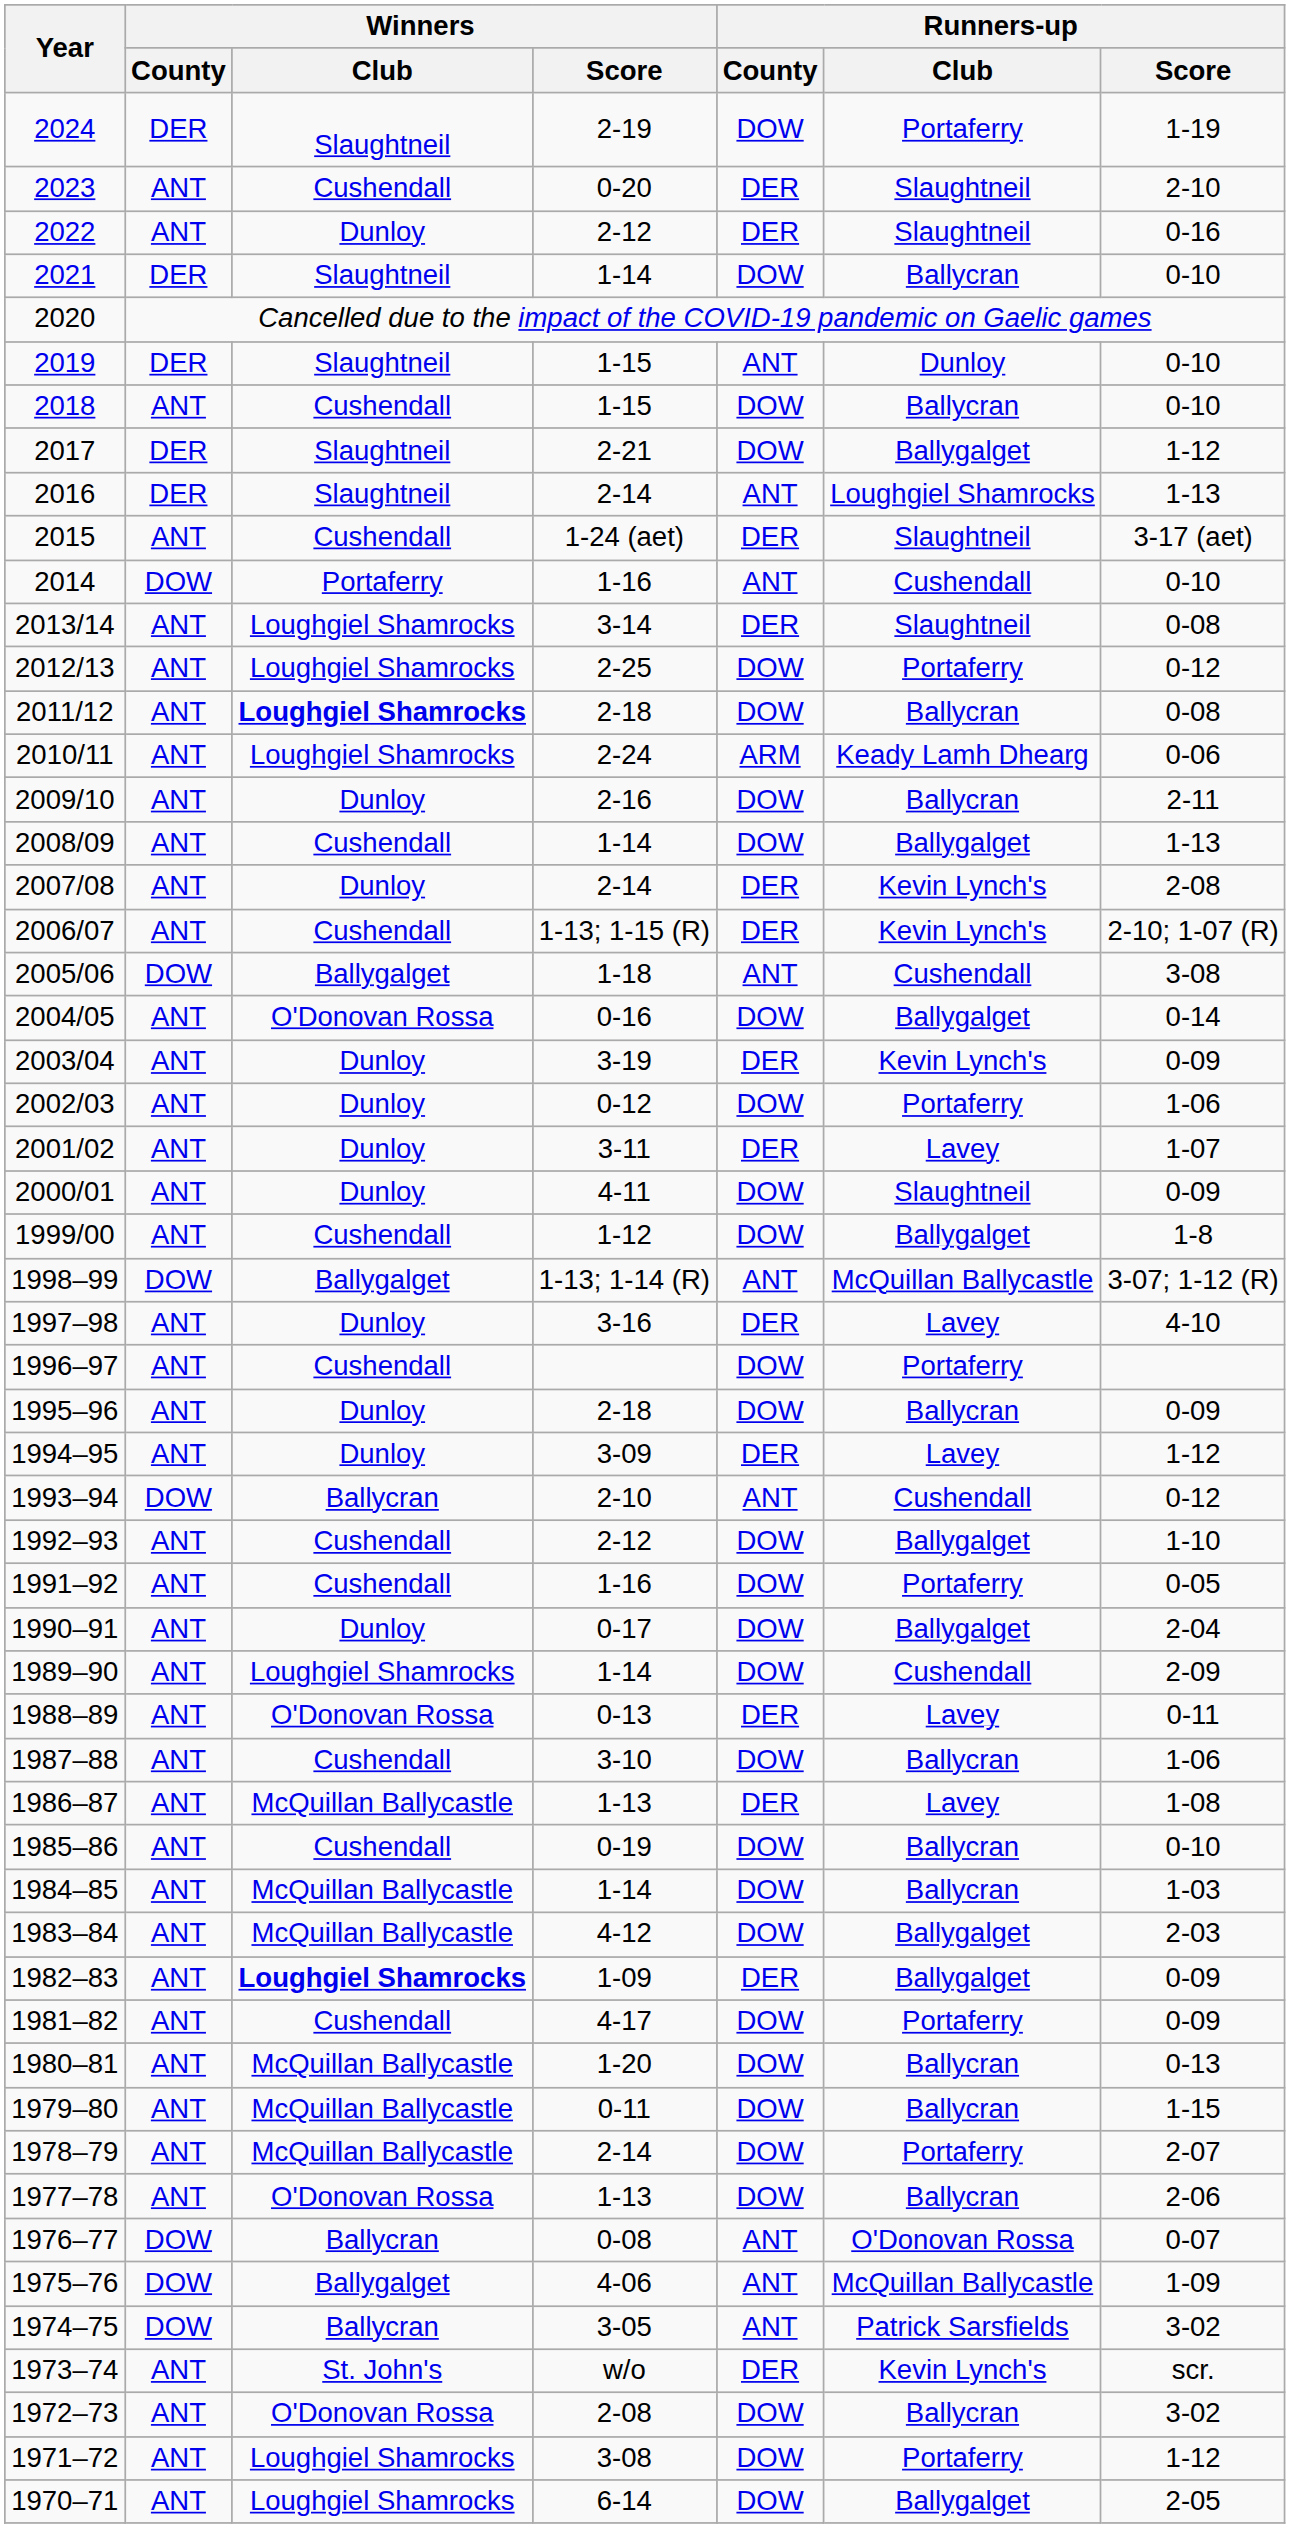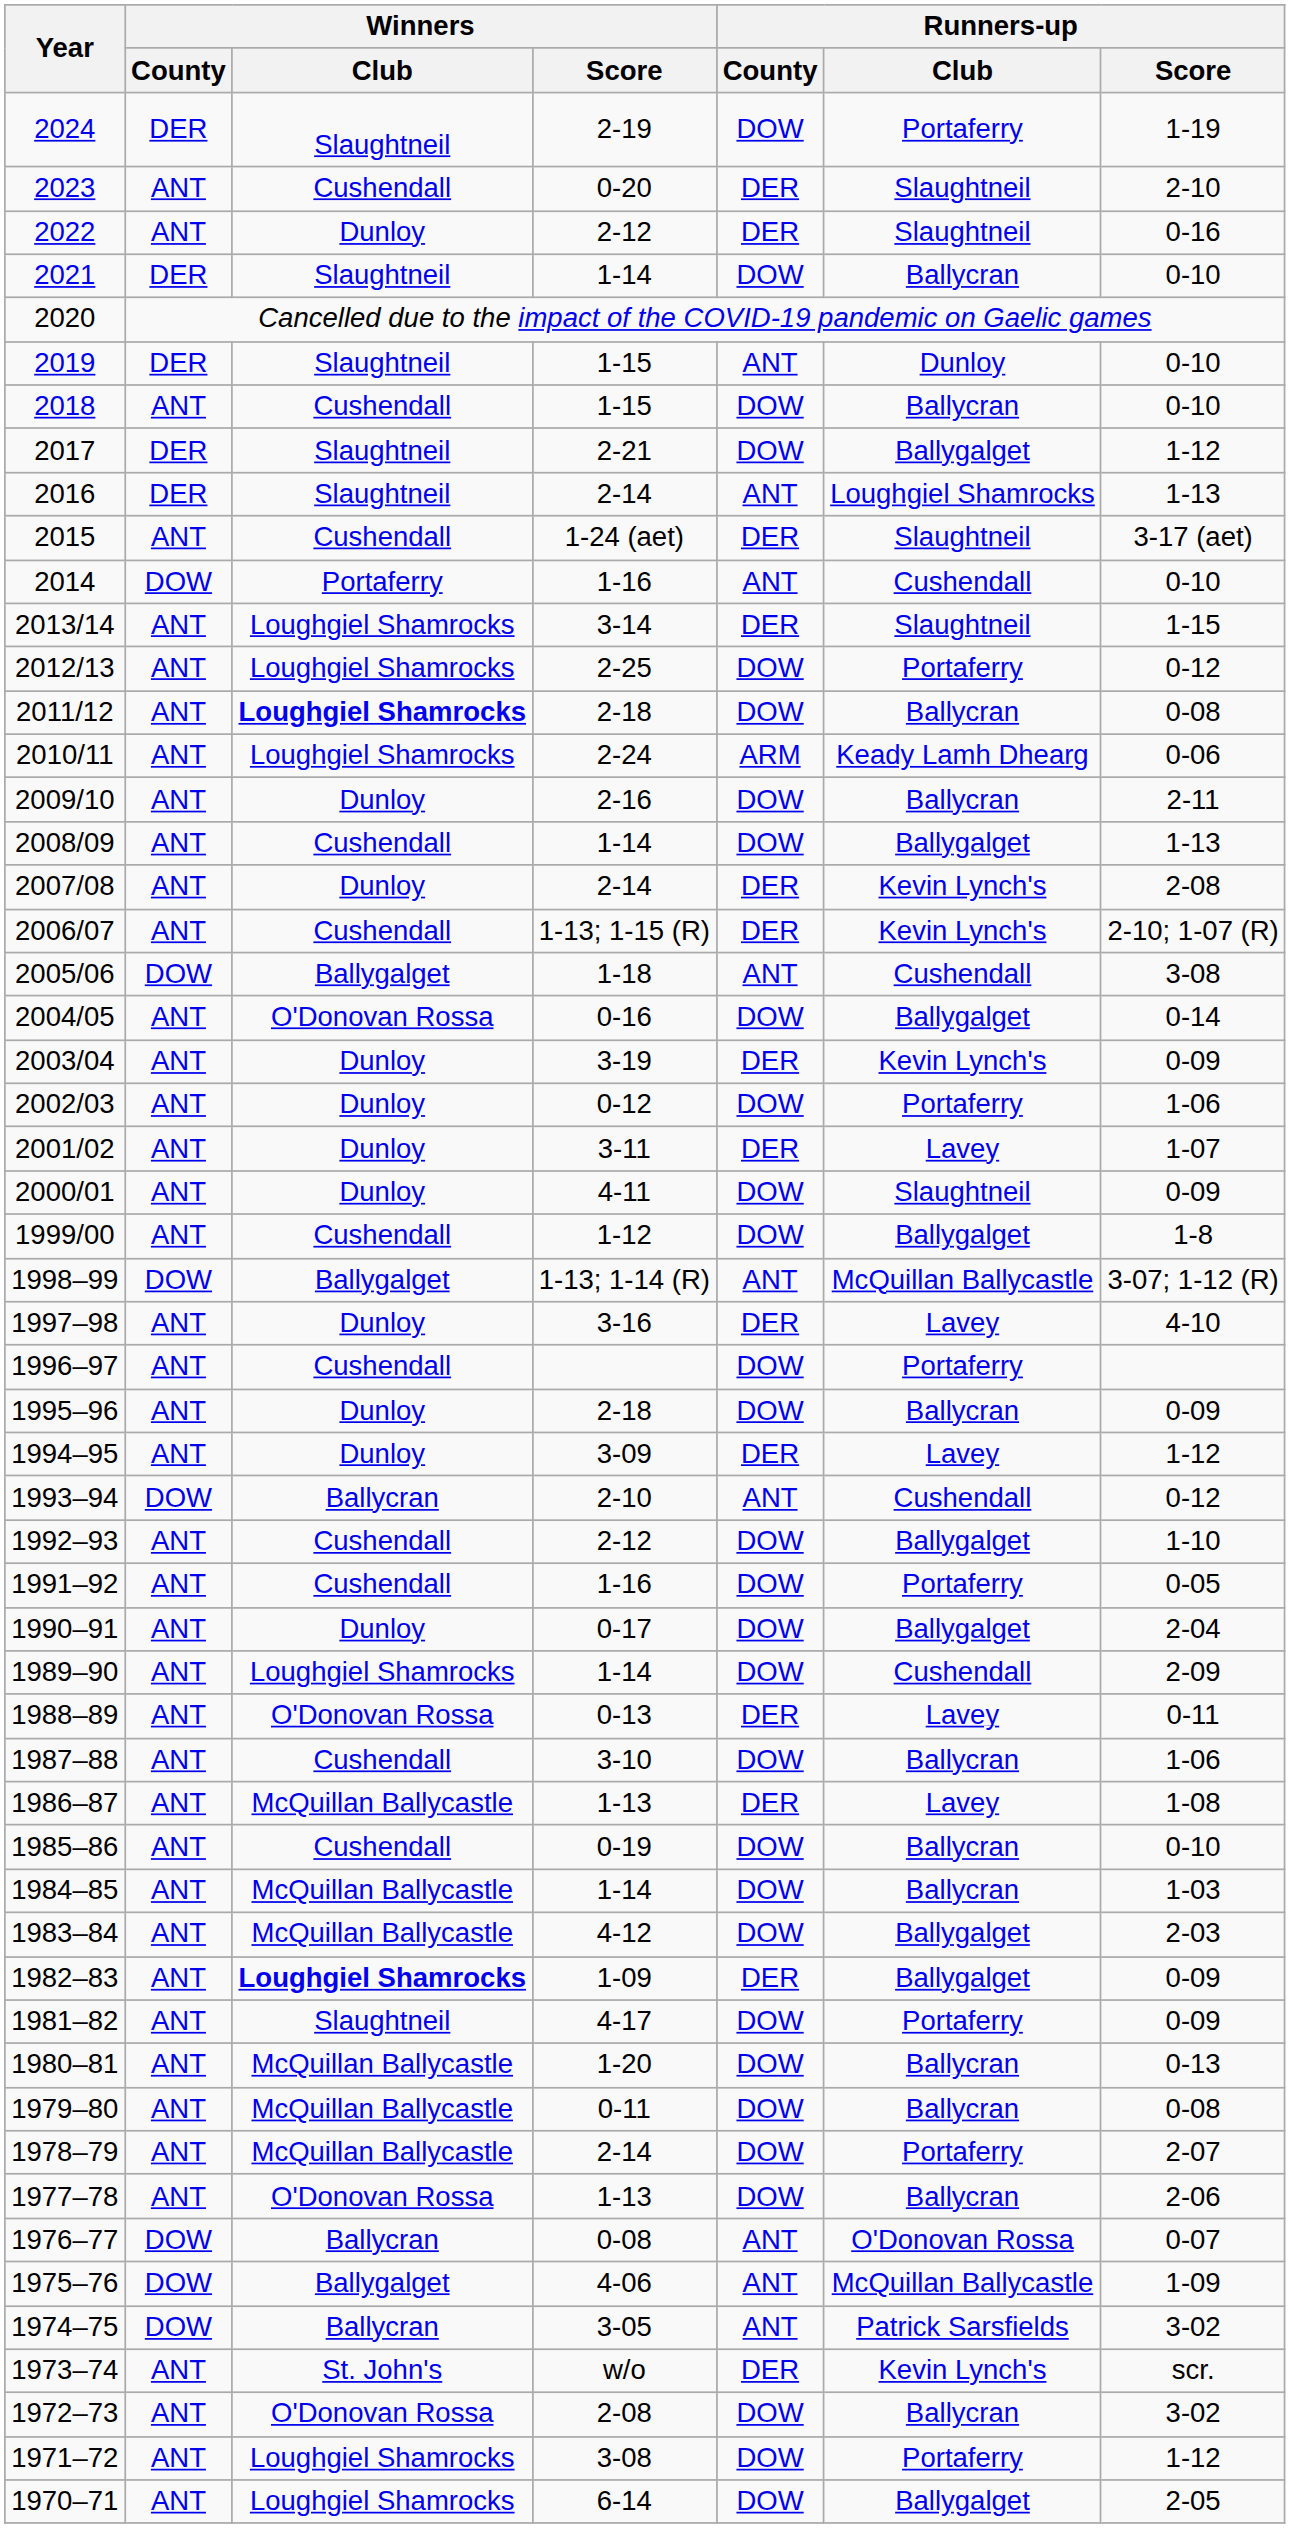(1193, 624) 0-08 -> (1193, 624) 1-15
(382, 2021) Cushendall -> (382, 2021) Slaughtneil
(1193, 2108) 1-15 -> (1193, 2108) 0-08
